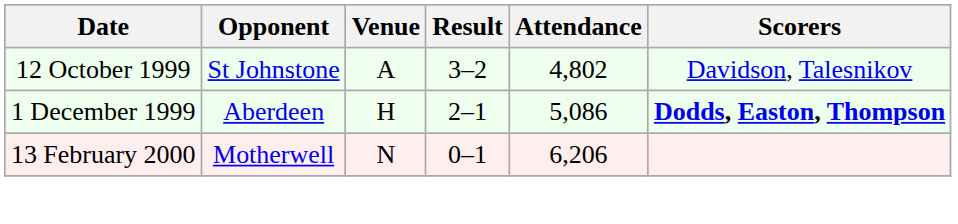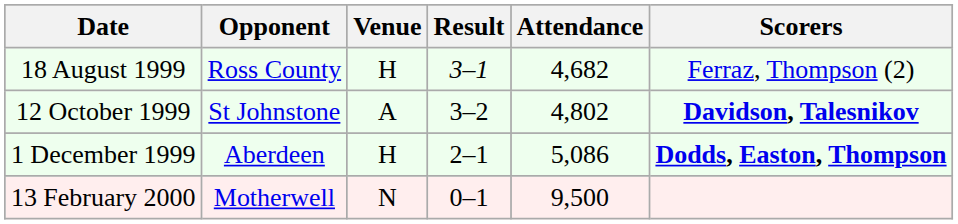+ row: (103, 68)
(800, 68) normal -> (801, 111) bold
(578, 154) 6,206 -> (580, 197) 9,500
